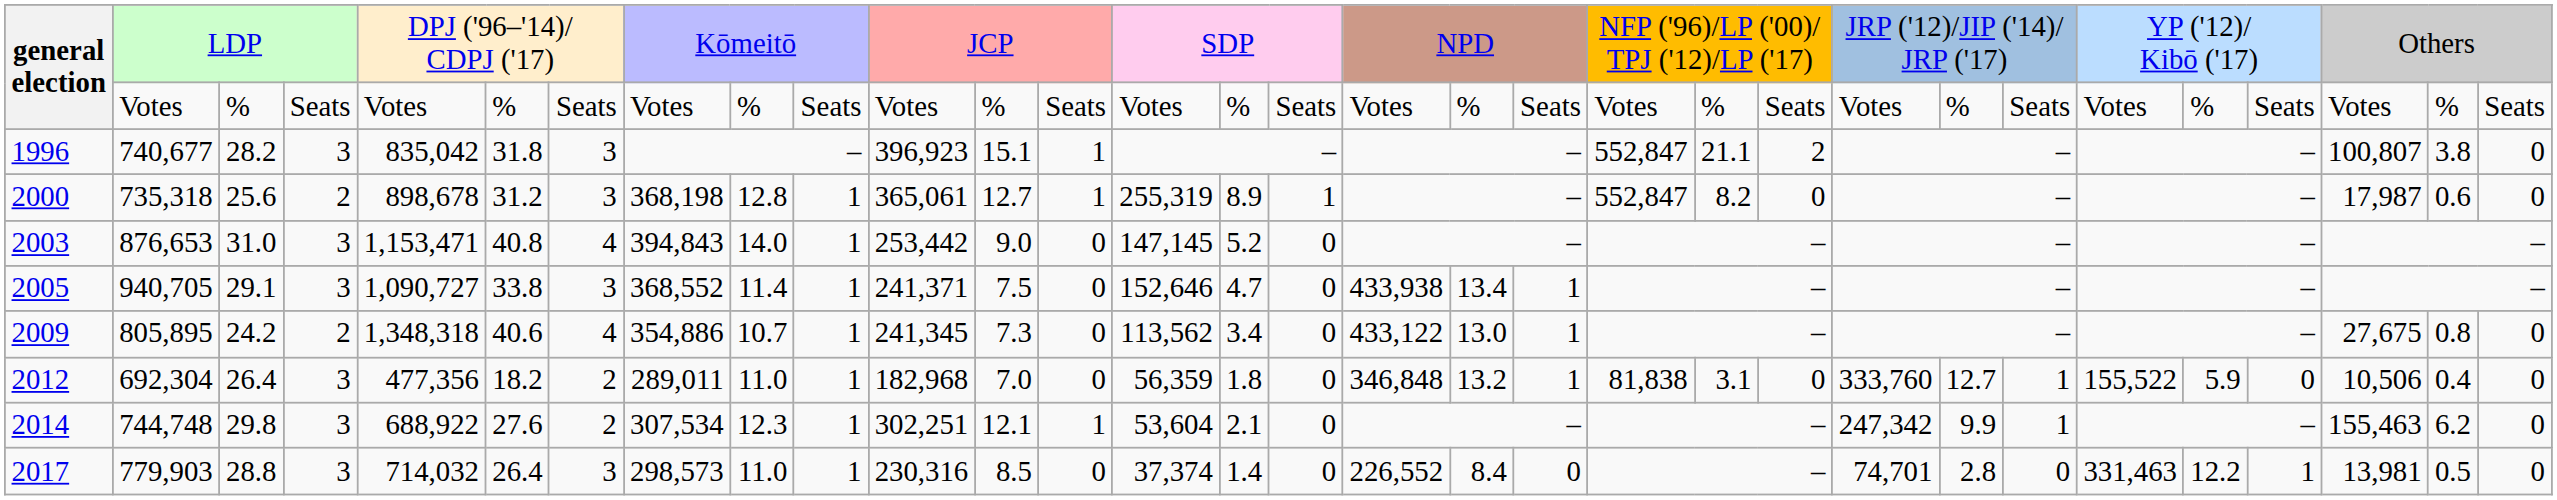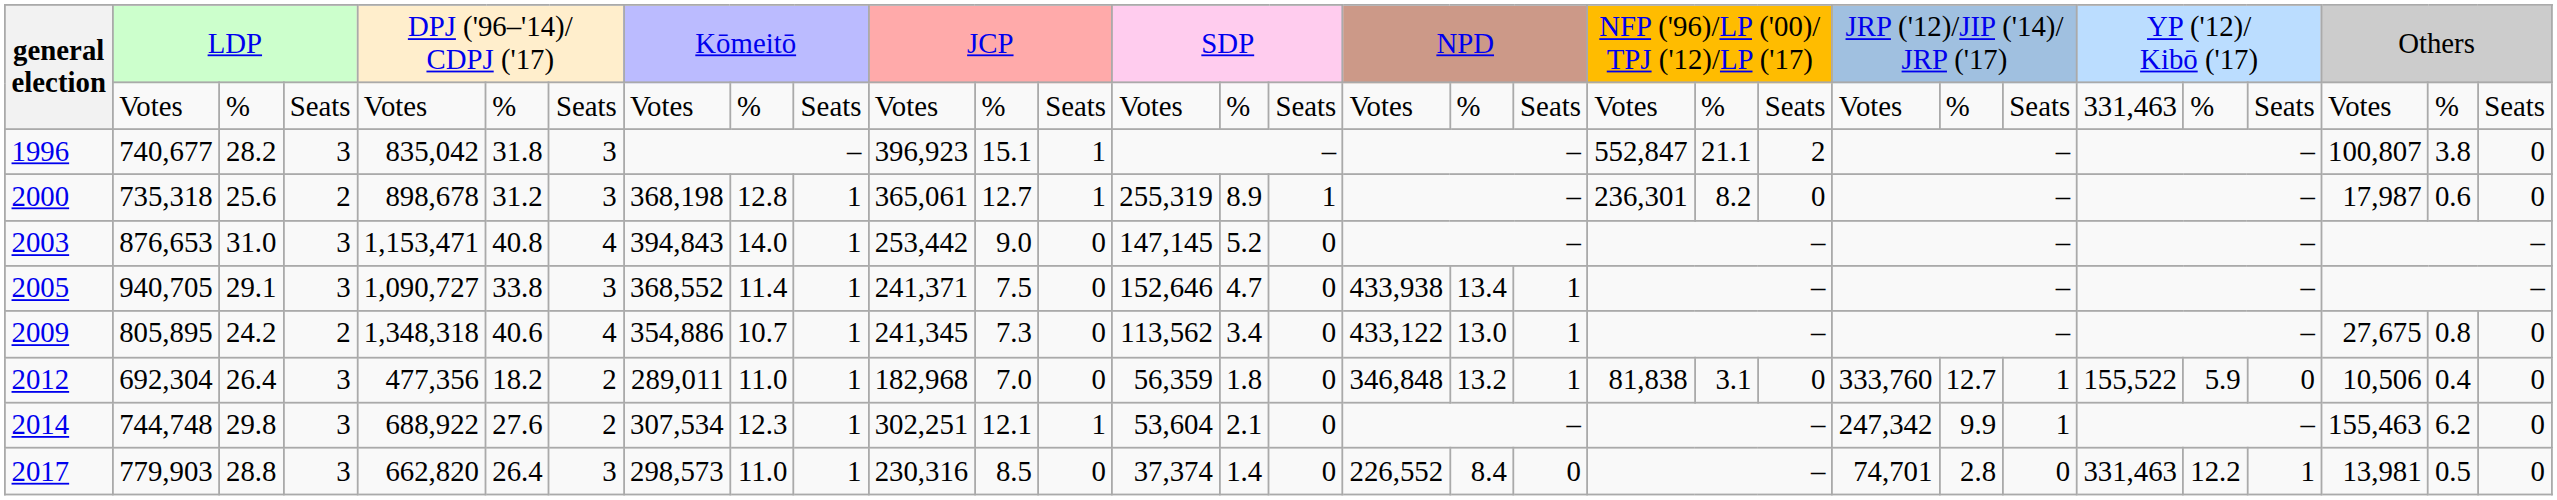(2115, 105) Votes -> (2130, 105) 331,463
(1641, 196) 552,847 -> (1641, 196) 236,301
(432, 470) 714,032 -> (432, 470) 662,820
